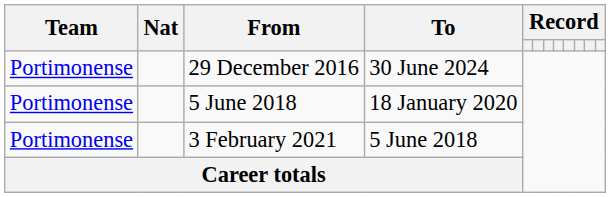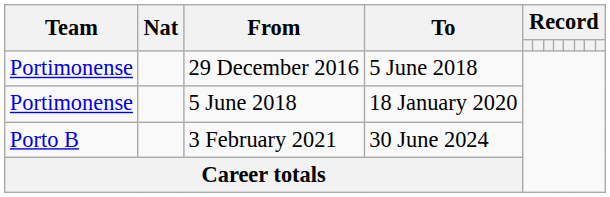(429, 68) 30 June 2024 -> (423, 68) 5 June 2018
(71, 139) Portimonense -> (44, 139) Porto B
(423, 139) 5 June 2018 -> (429, 139) 30 June 2024
